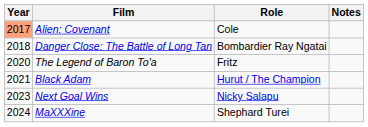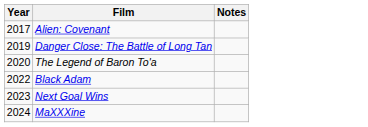- column: (272, 12)
(19, 29) lightsalmon background -> (19, 29) no background
(19, 46) 2018 -> (19, 46) 2019
(19, 79) 2021 -> (19, 79) 2022
